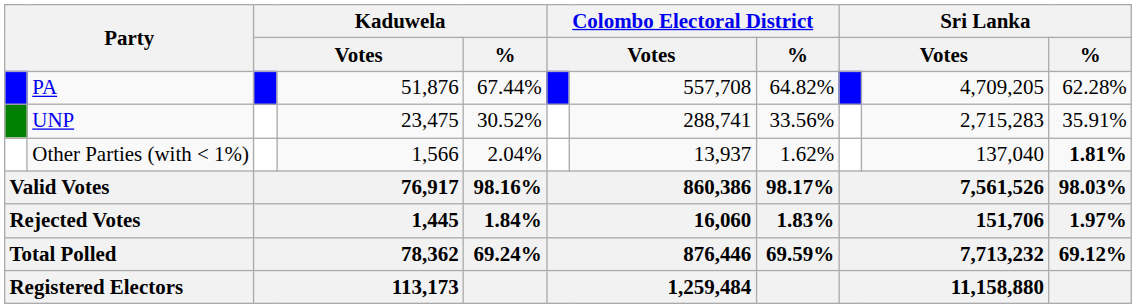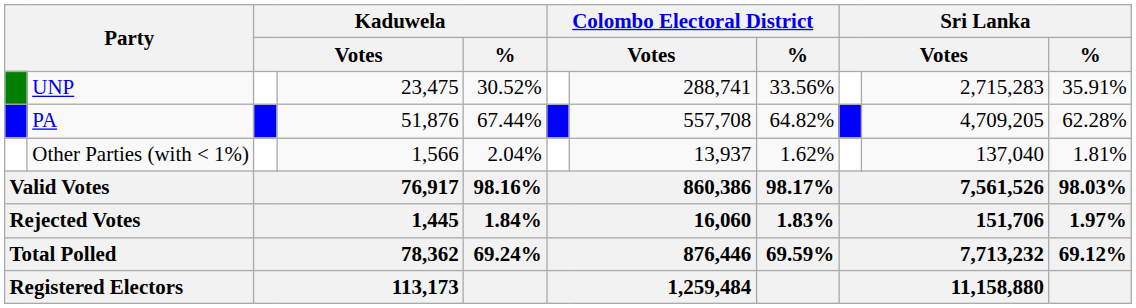rows swapped: (45, 87) <-> (53, 120)
(1098, 154) bold -> (1100, 154) normal
